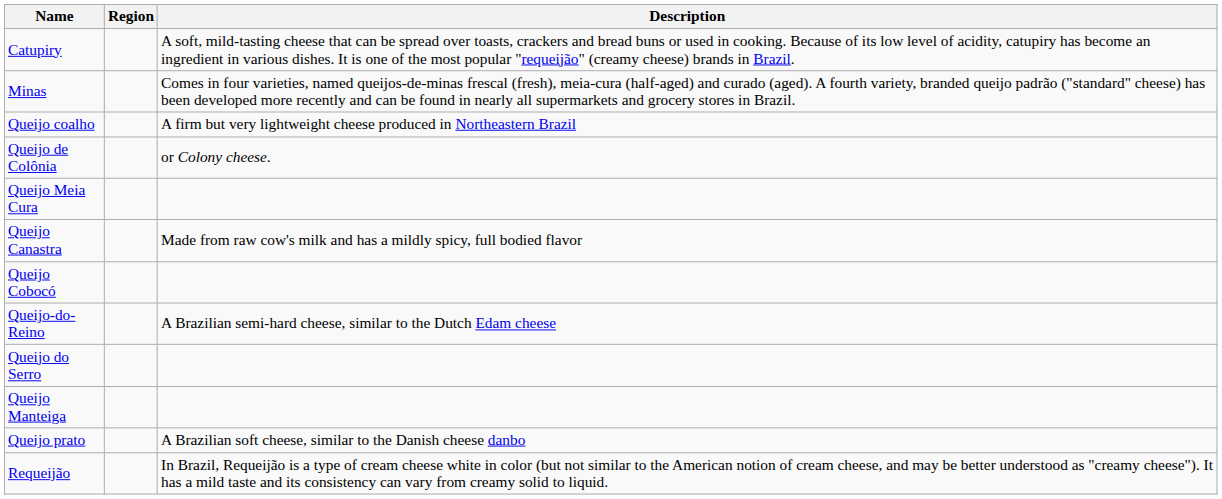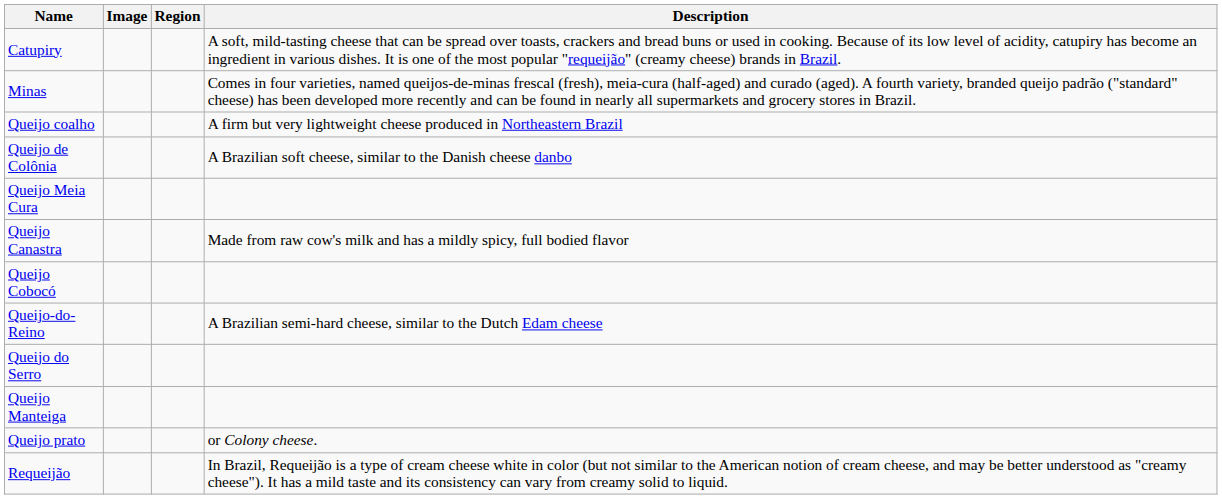+ column: (127, 16)
(216, 157) or Colony cheese. -> (390, 157) A Brazilian soft cheese, similar to the Danish cheese danbo
(343, 440) A Brazilian soft cheese, similar to the Danish cheese danbo -> (262, 440) or Colony cheese.
